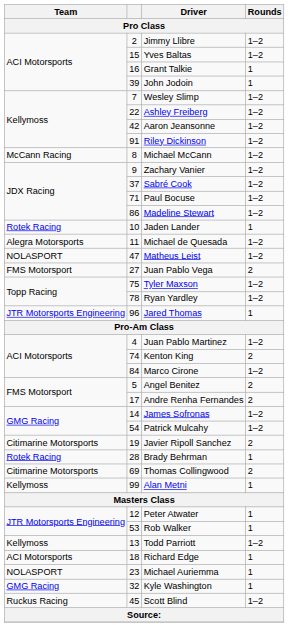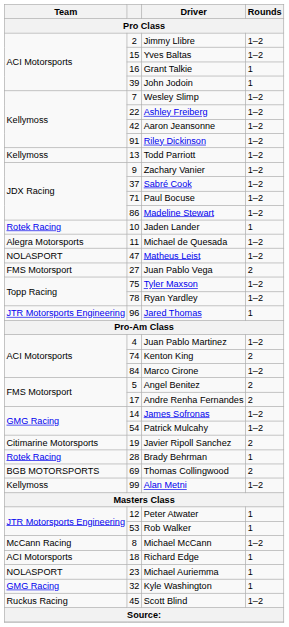rows swapped: (178, 155) <-> (170, 543)
(52, 471) Citimarine Motorsports -> (53, 471) BGB MOTORSPORTS
(250, 485) 1 -> (255, 485) 1–2
